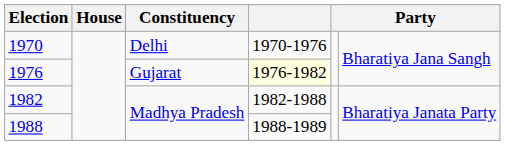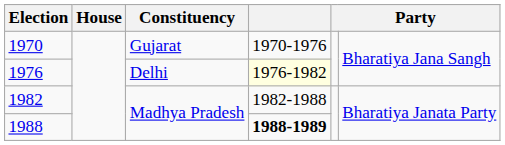(149, 45) Delhi -> (156, 45) Gujarat
(156, 72) Gujarat -> (149, 72) Delhi
(289, 126) normal -> (289, 126) bold
